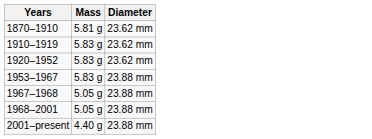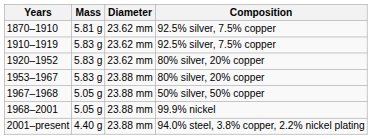+ column: (261, 12)
